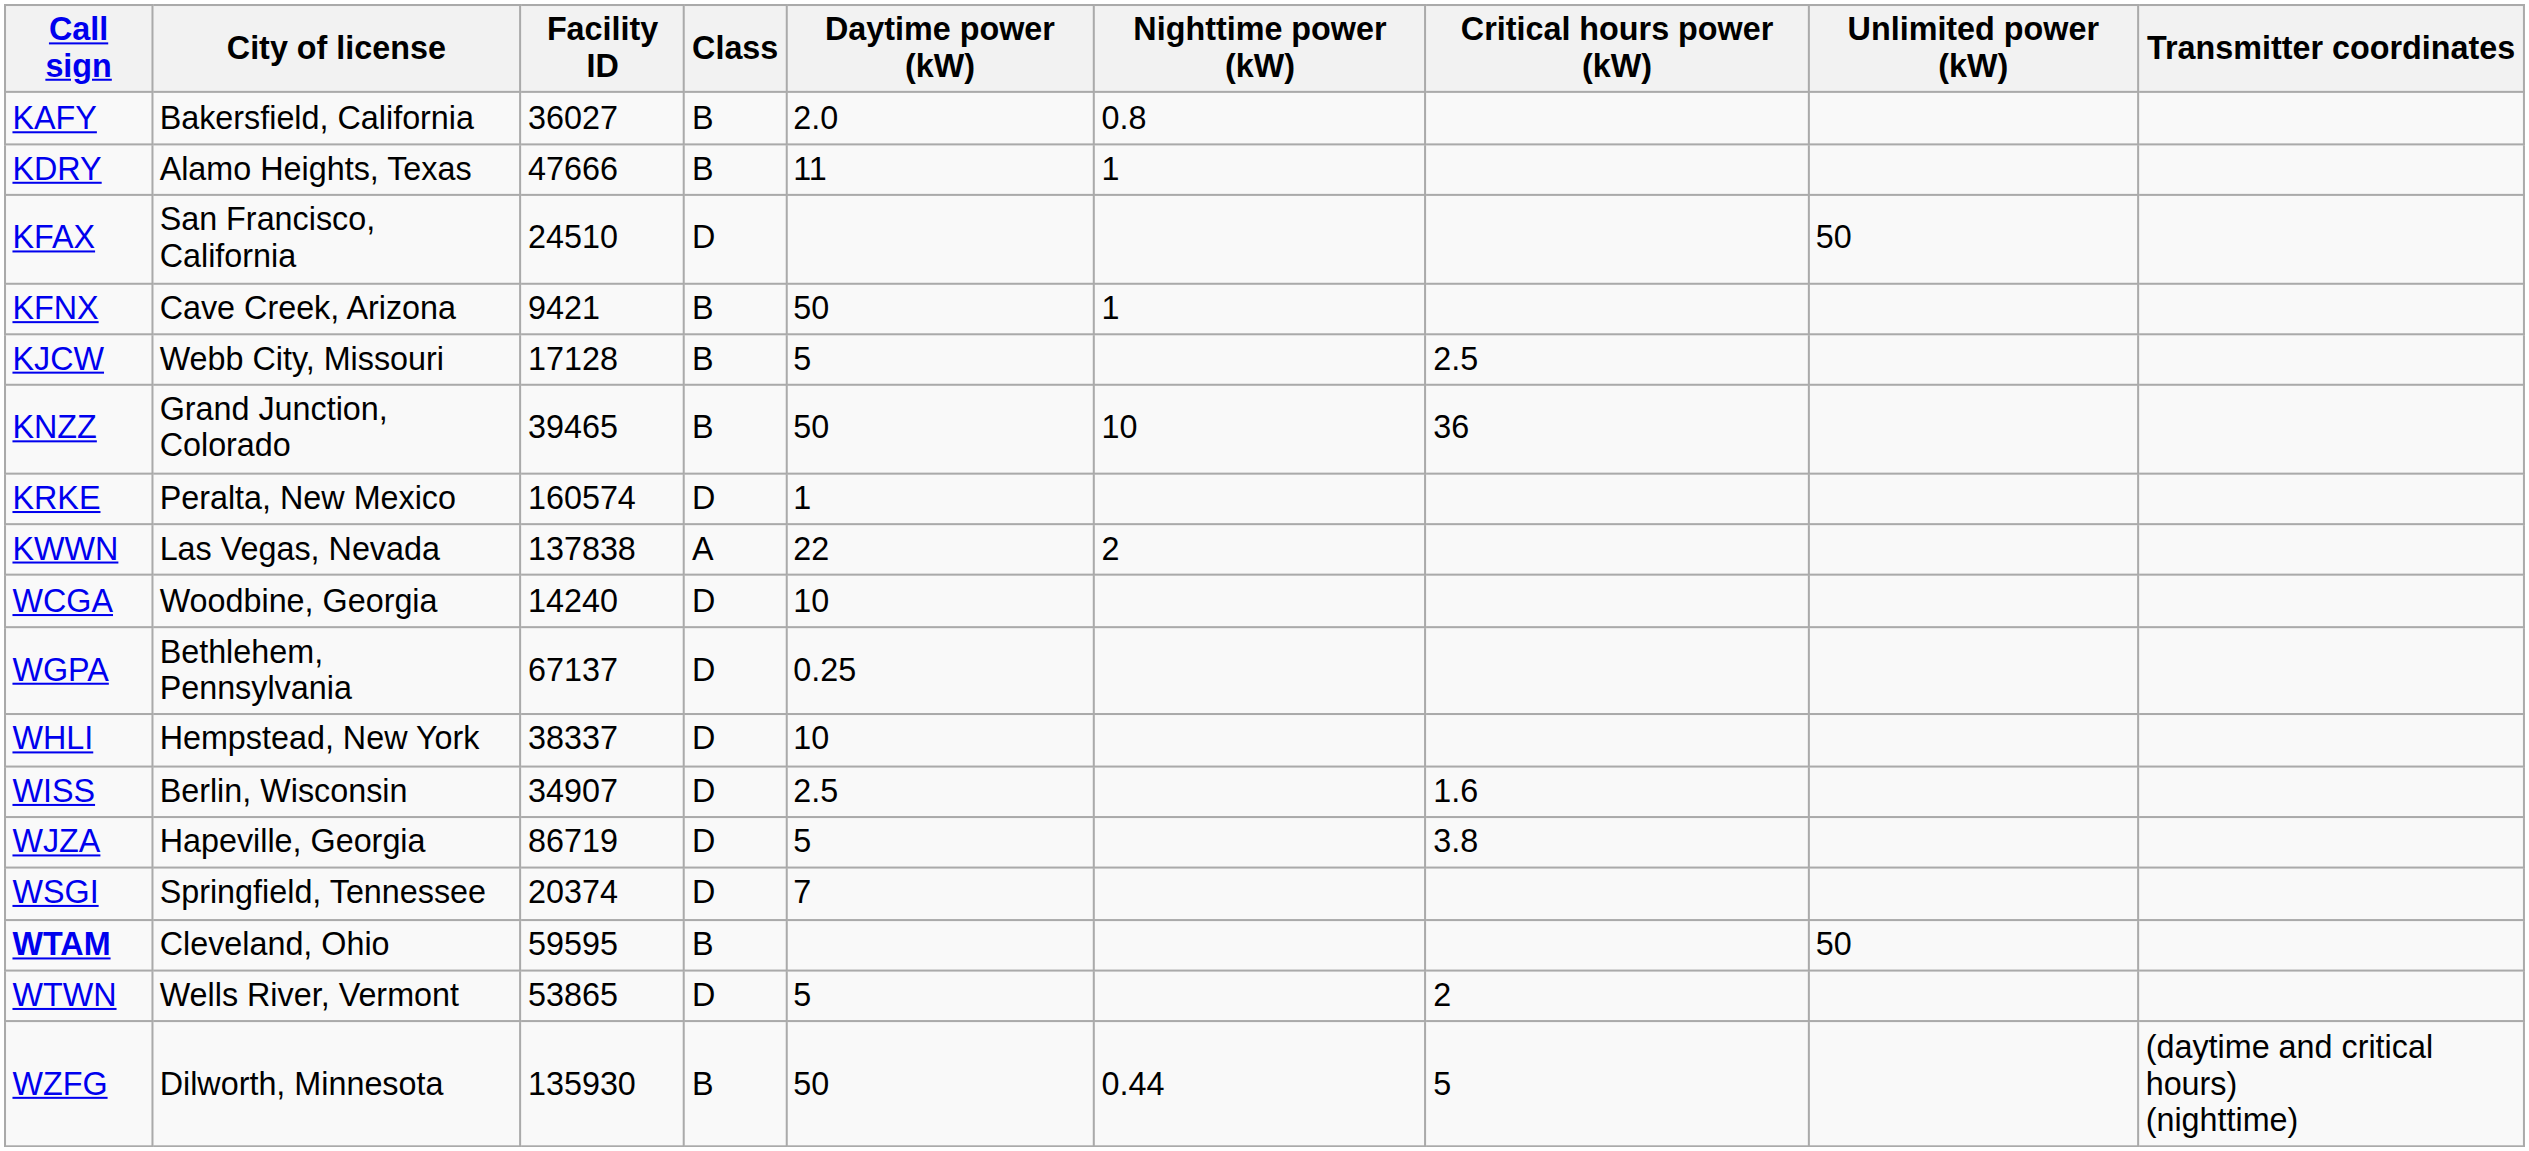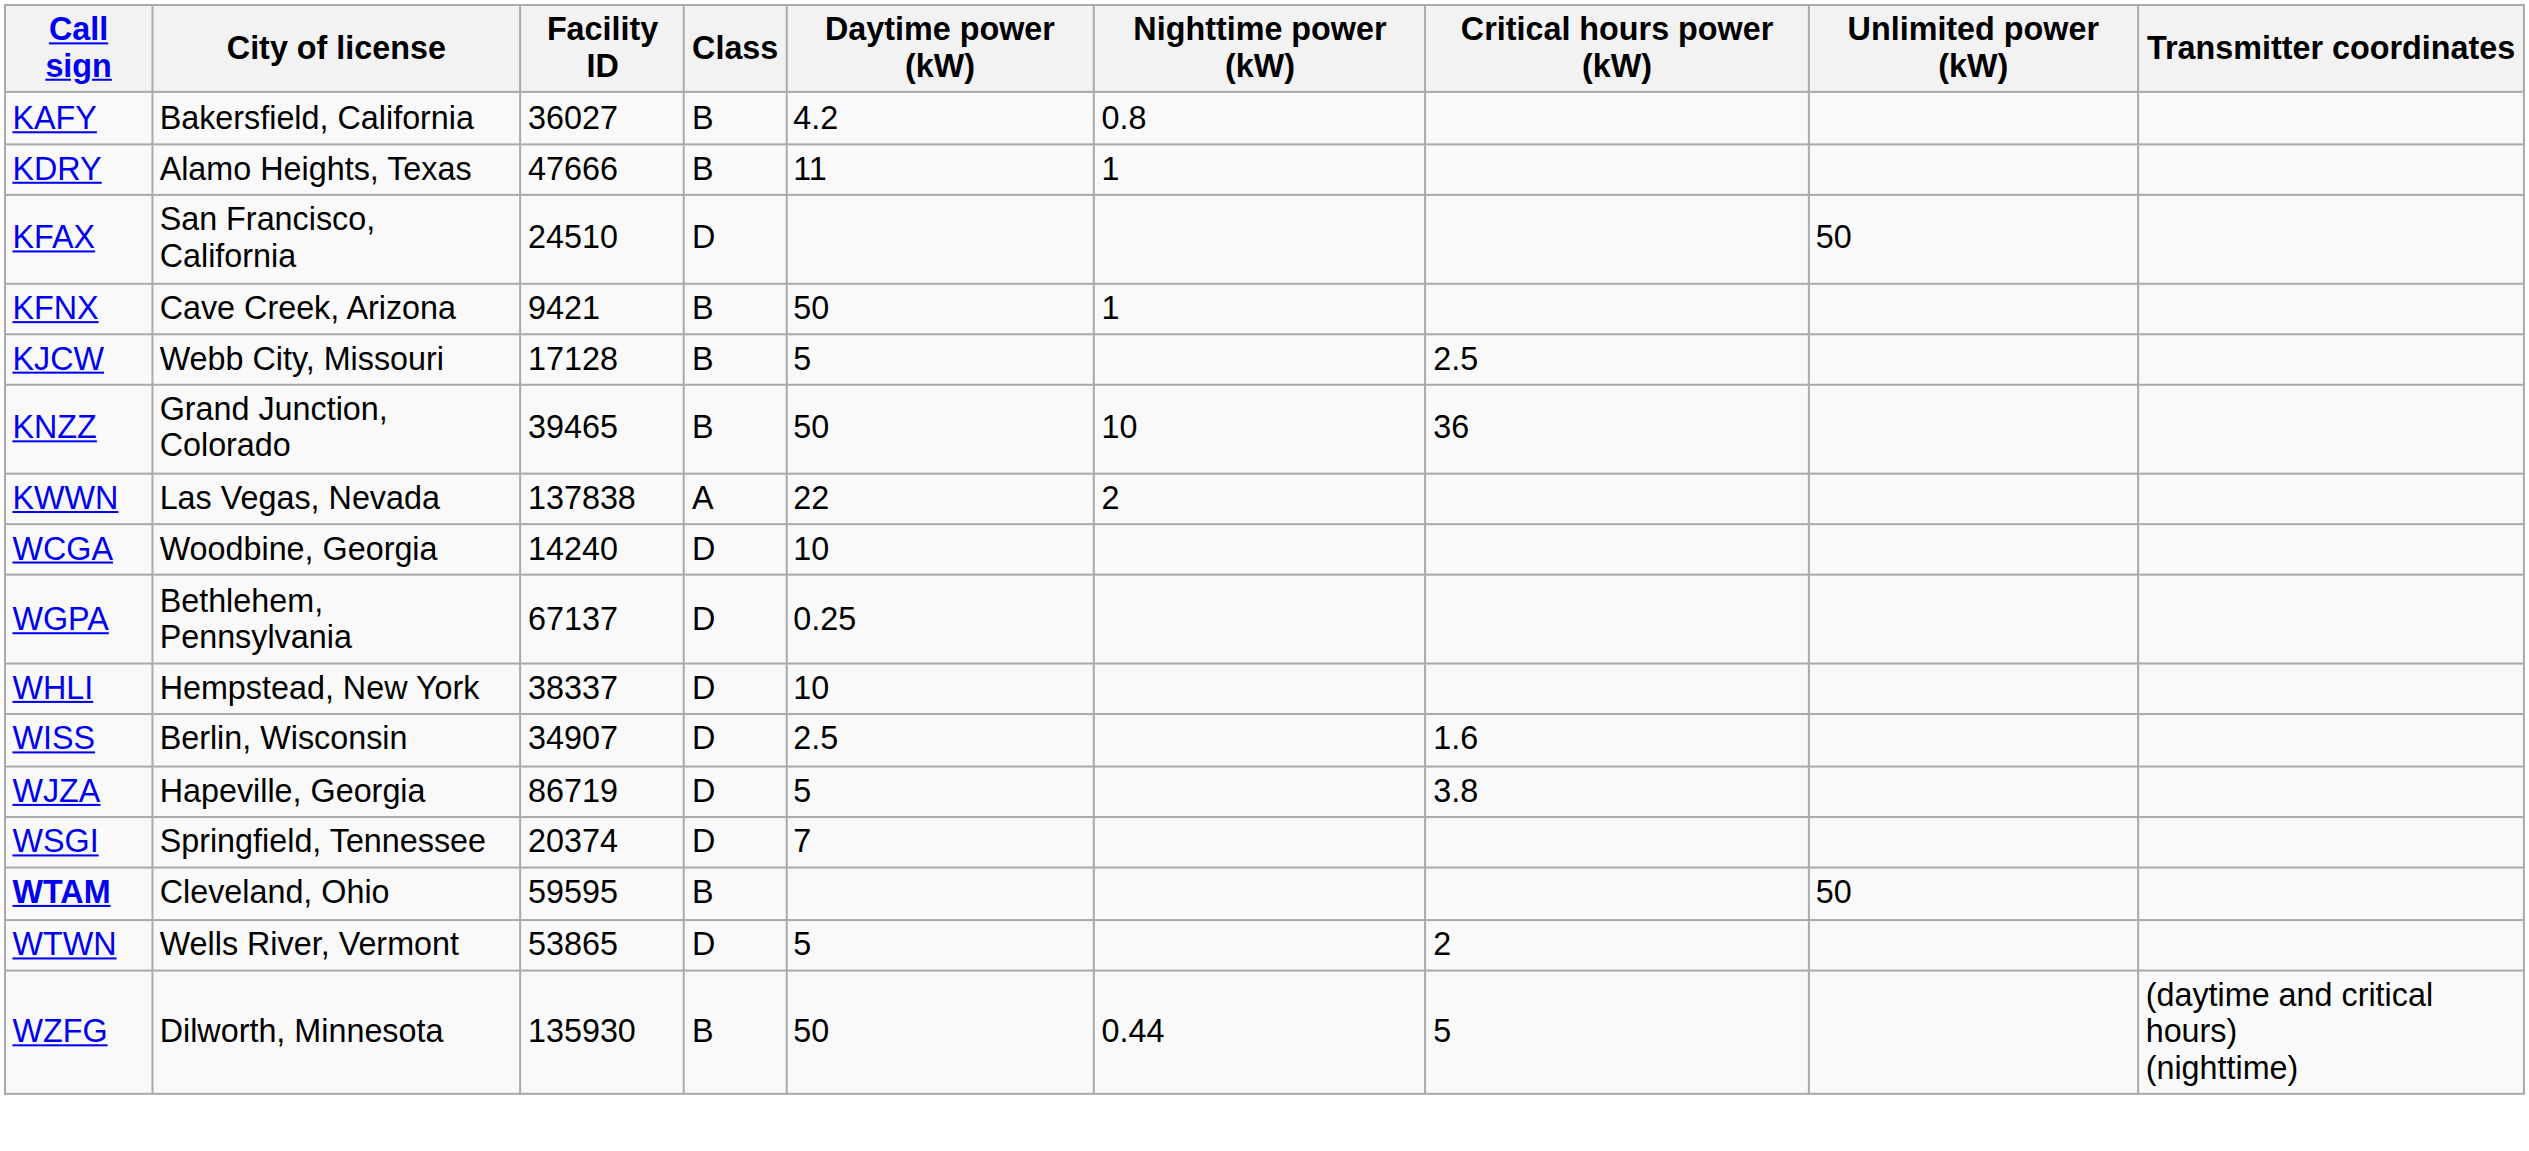(816, 117) 2.0 -> (816, 117) 4.2
- row: (56, 498)
